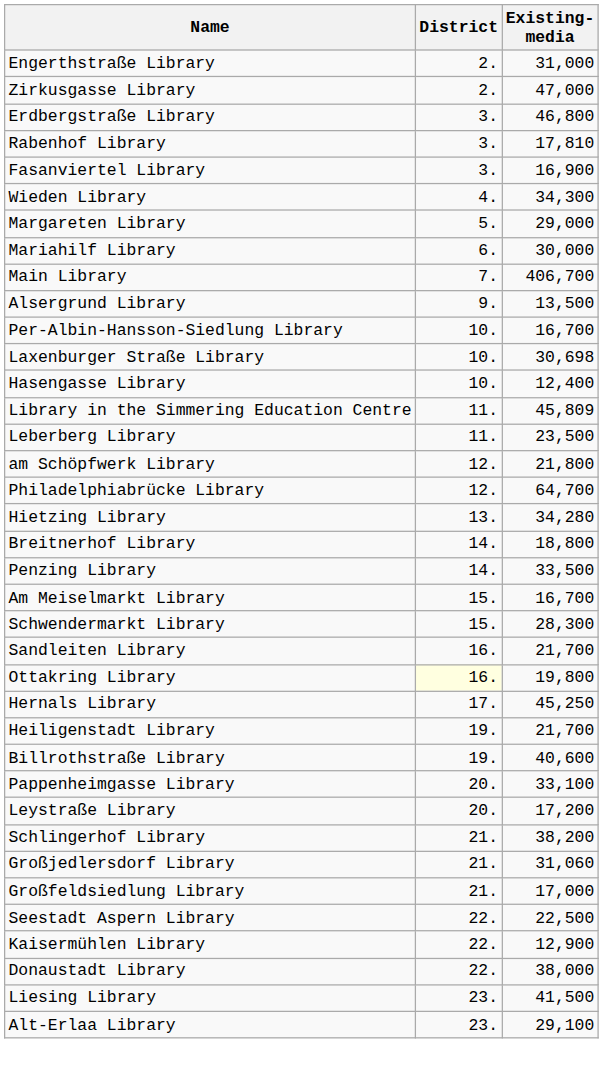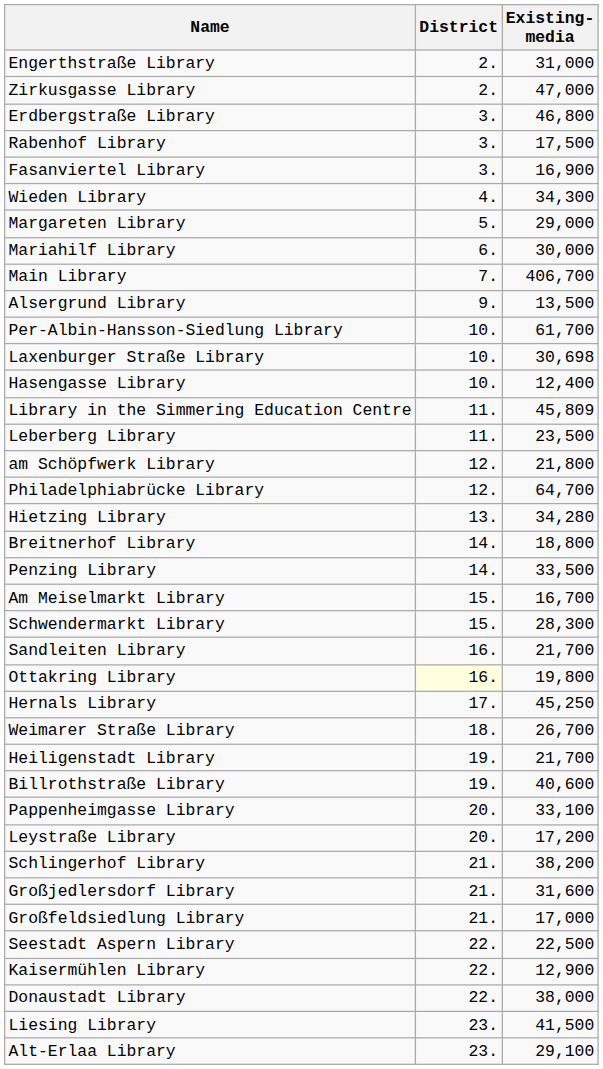(565, 144) 17,810 -> (565, 144) 17,500
(565, 331) 16,700 -> (565, 331) 61,700
+ row: (122, 731)
(565, 864) 31,060 -> (565, 891) 31,600
